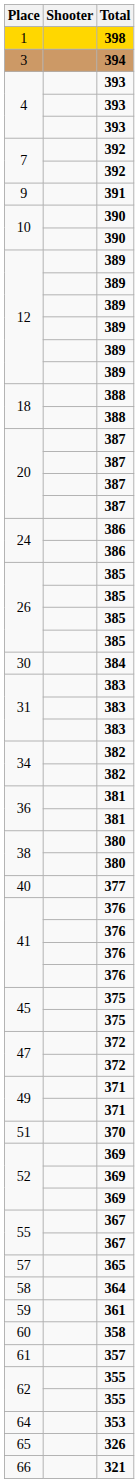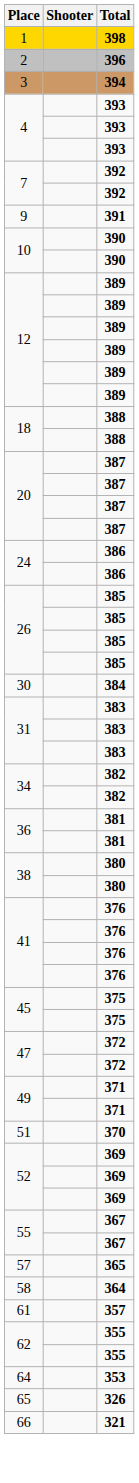+ row: (24, 60)
- row: (24, 886)
- row: (24, 1310)
- row: (24, 1333)
